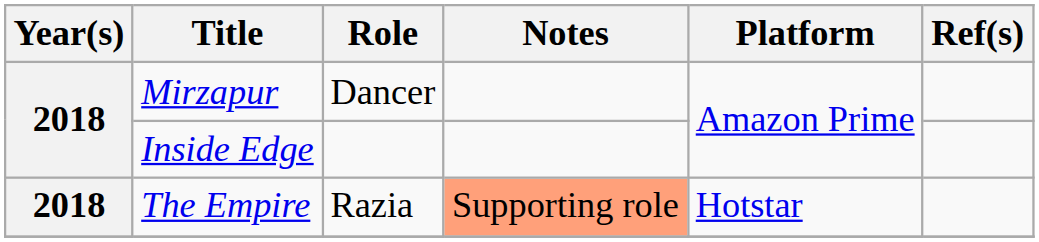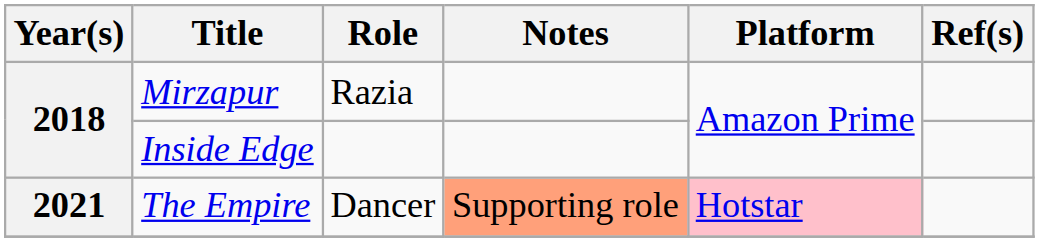(383, 90) Dancer -> (372, 90) Razia
(69, 206) 2018 -> (69, 206) 2021
(372, 206) Razia -> (383, 206) Dancer
(749, 206) no background -> (749, 206) pink background
